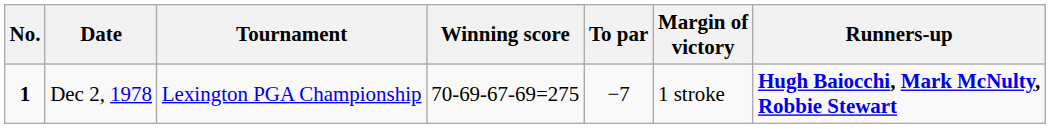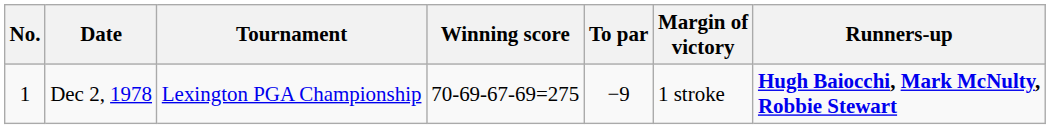(25, 93) bold -> (25, 93) normal
(619, 93) −7 -> (619, 93) −9
